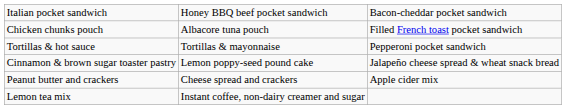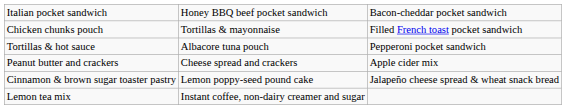(225, 29) Albacore tuna pouch -> (230, 29) Tortillas & mayonnaise
(230, 46) Tortillas & mayonnaise -> (225, 46) Albacore tuna pouch
rows swapped: (91, 63) <-> (63, 79)
